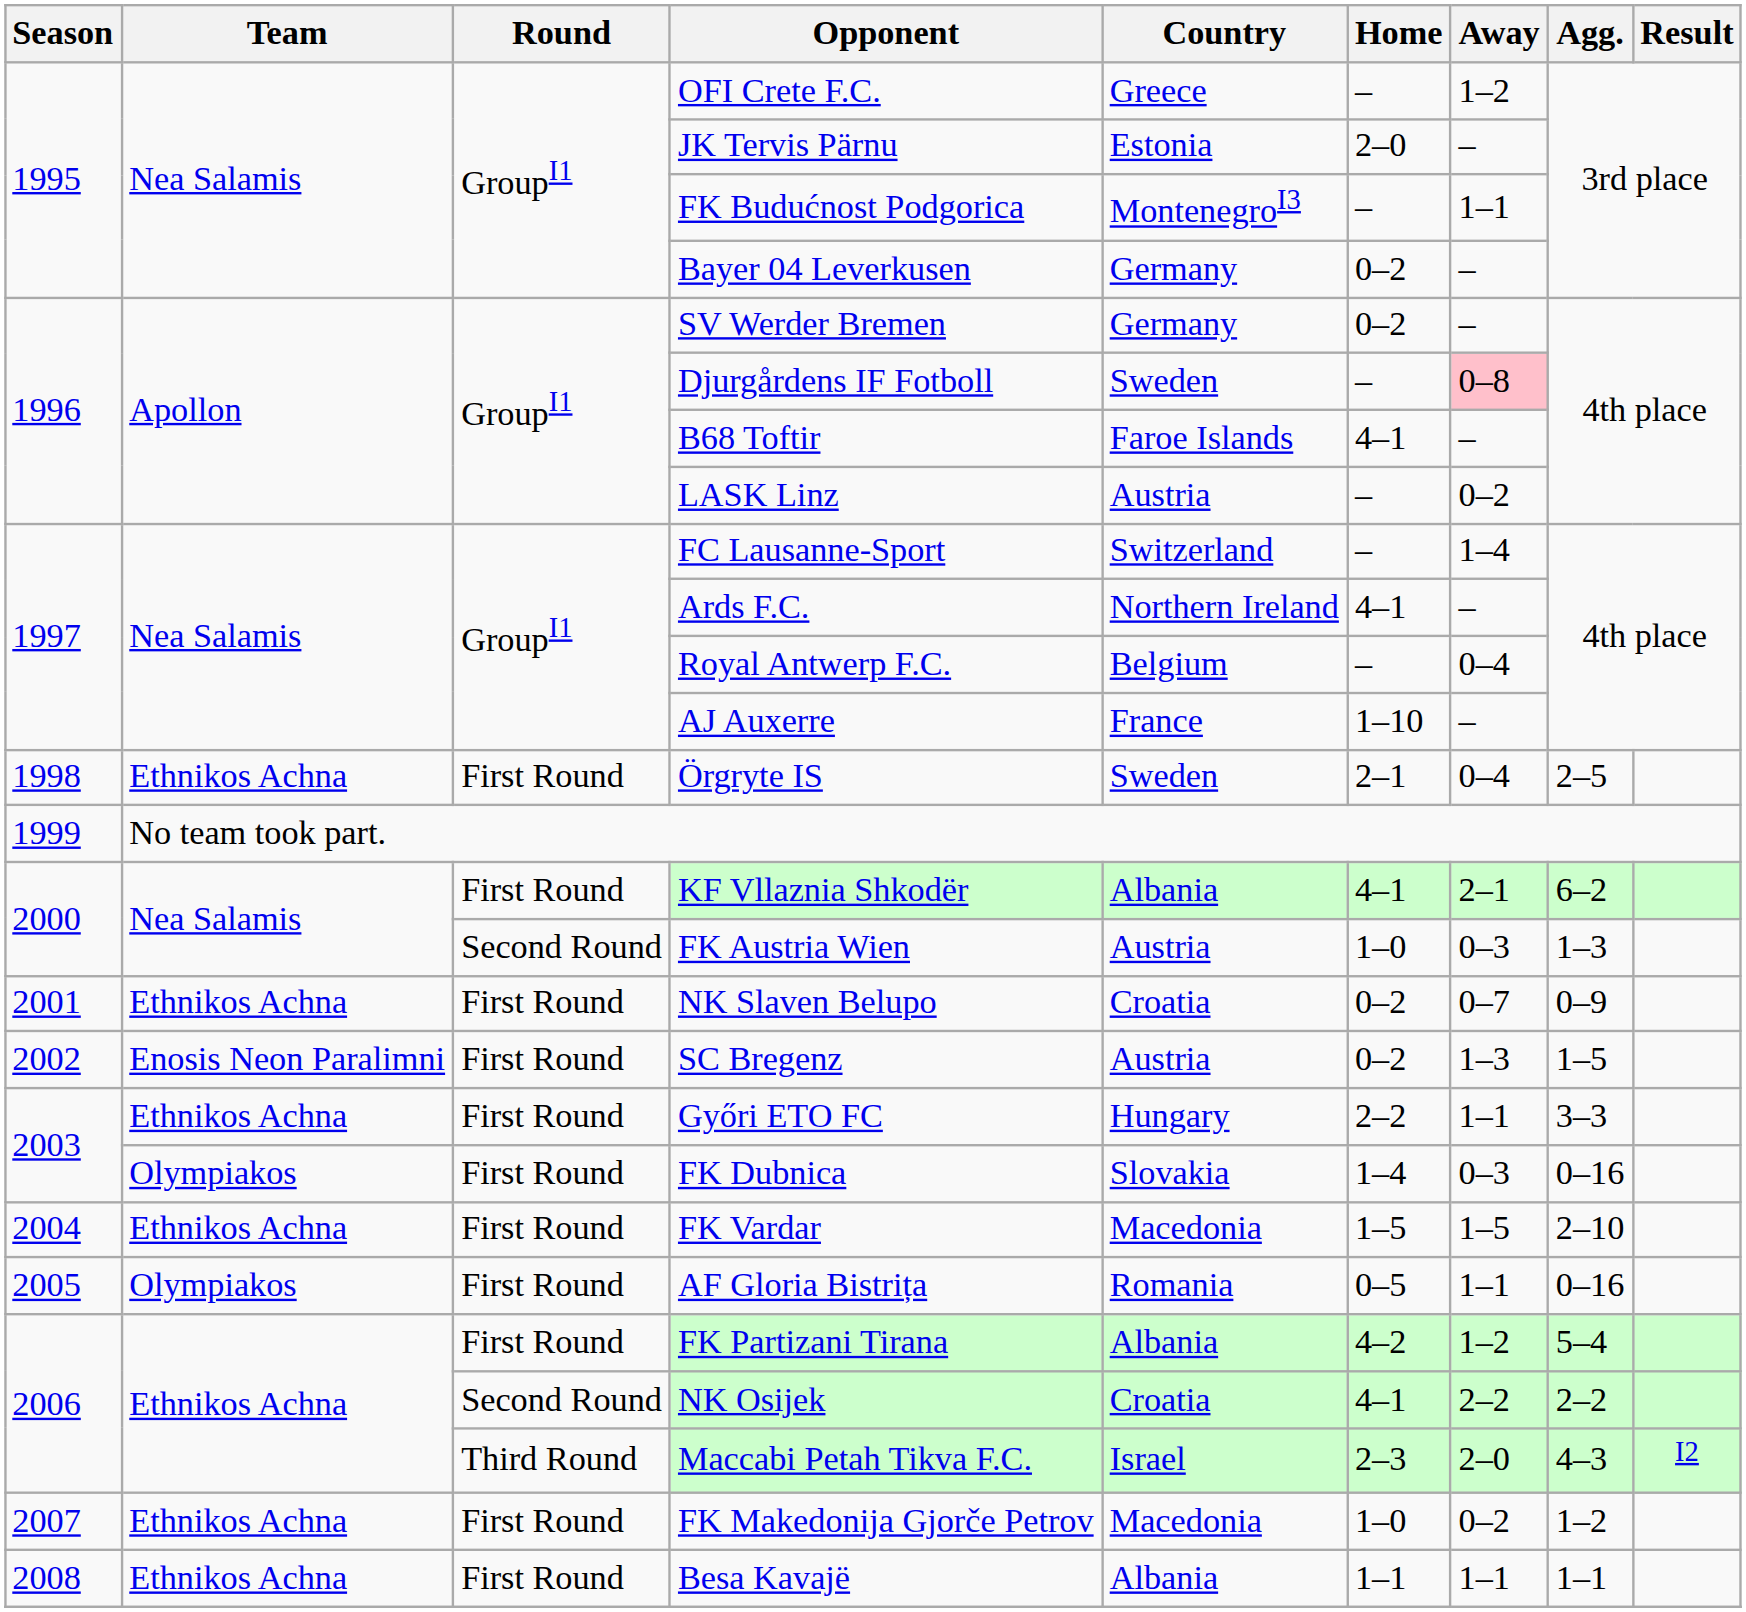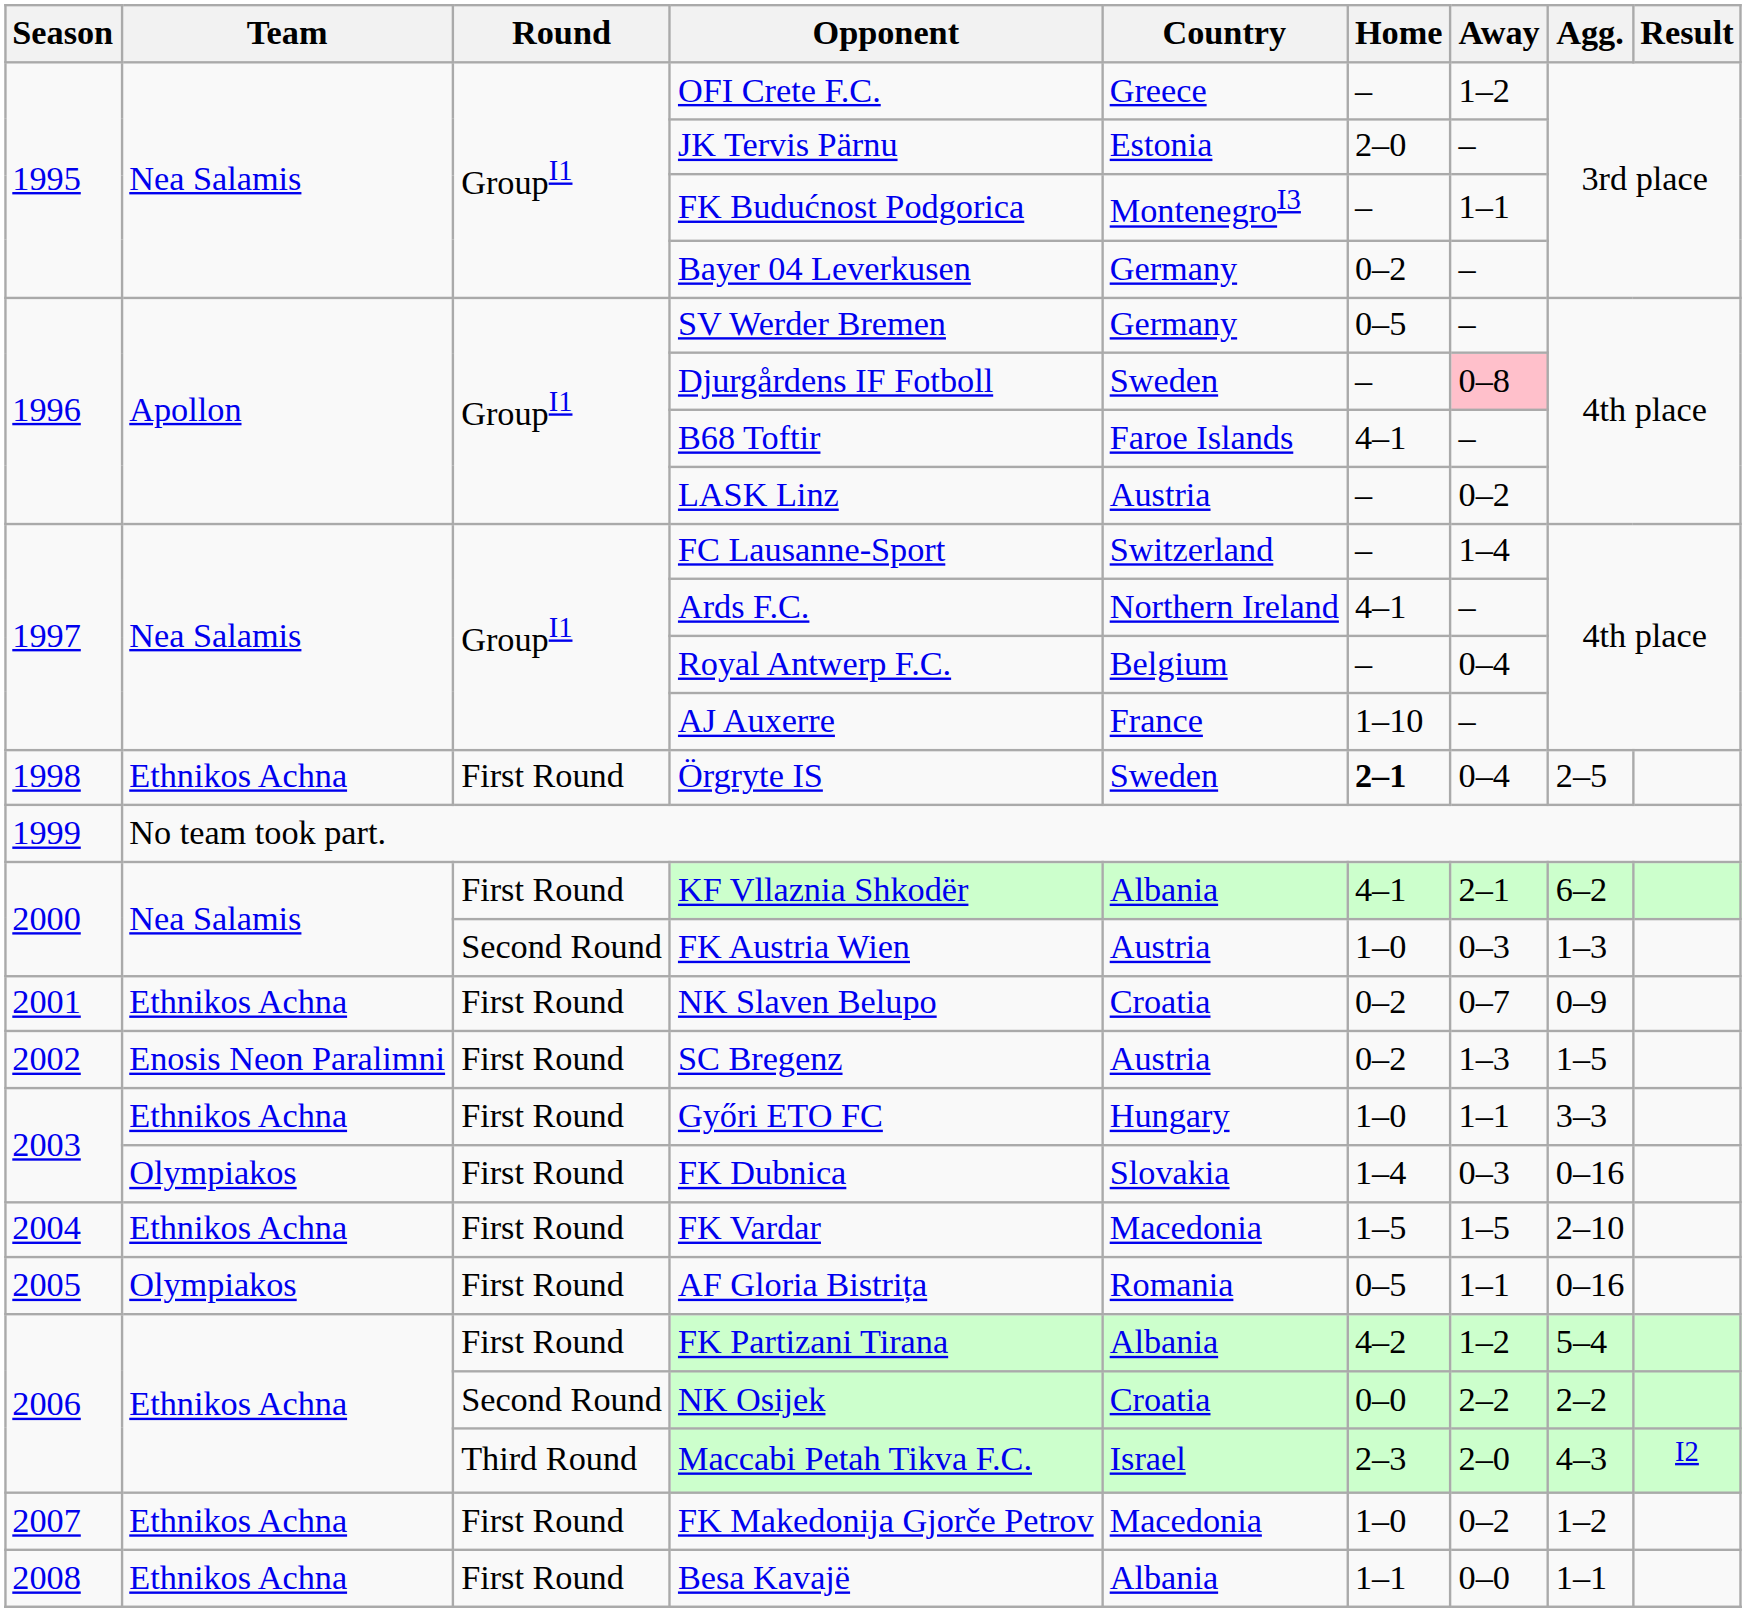(1381, 324) 0–2 -> (1381, 324) 0–5
(1381, 777) normal -> (1381, 777) bold
(1381, 1116) 2–2 -> (1381, 1116) 1–0
(1381, 1398) 4–1 -> (1381, 1398) 0–0
(1484, 1577) 1–1 -> (1484, 1577) 0–0
